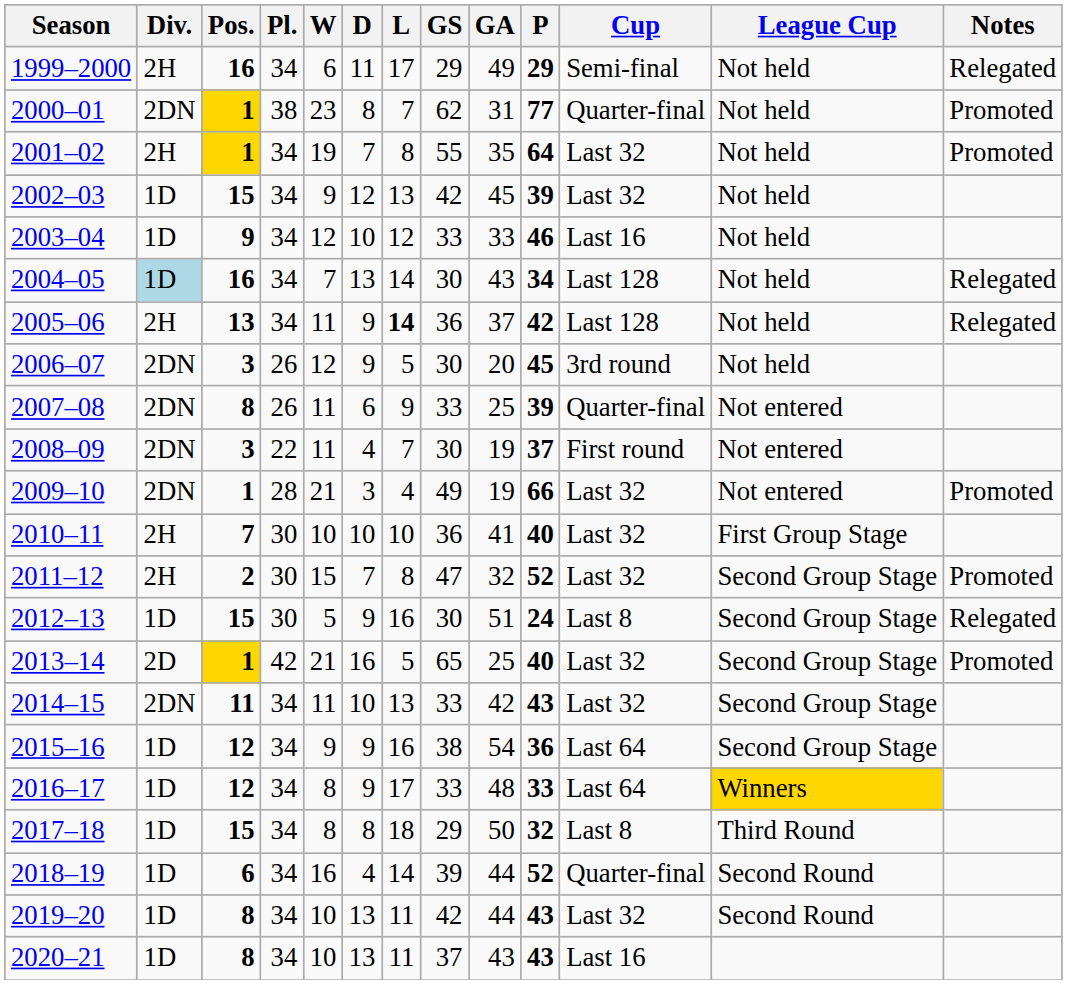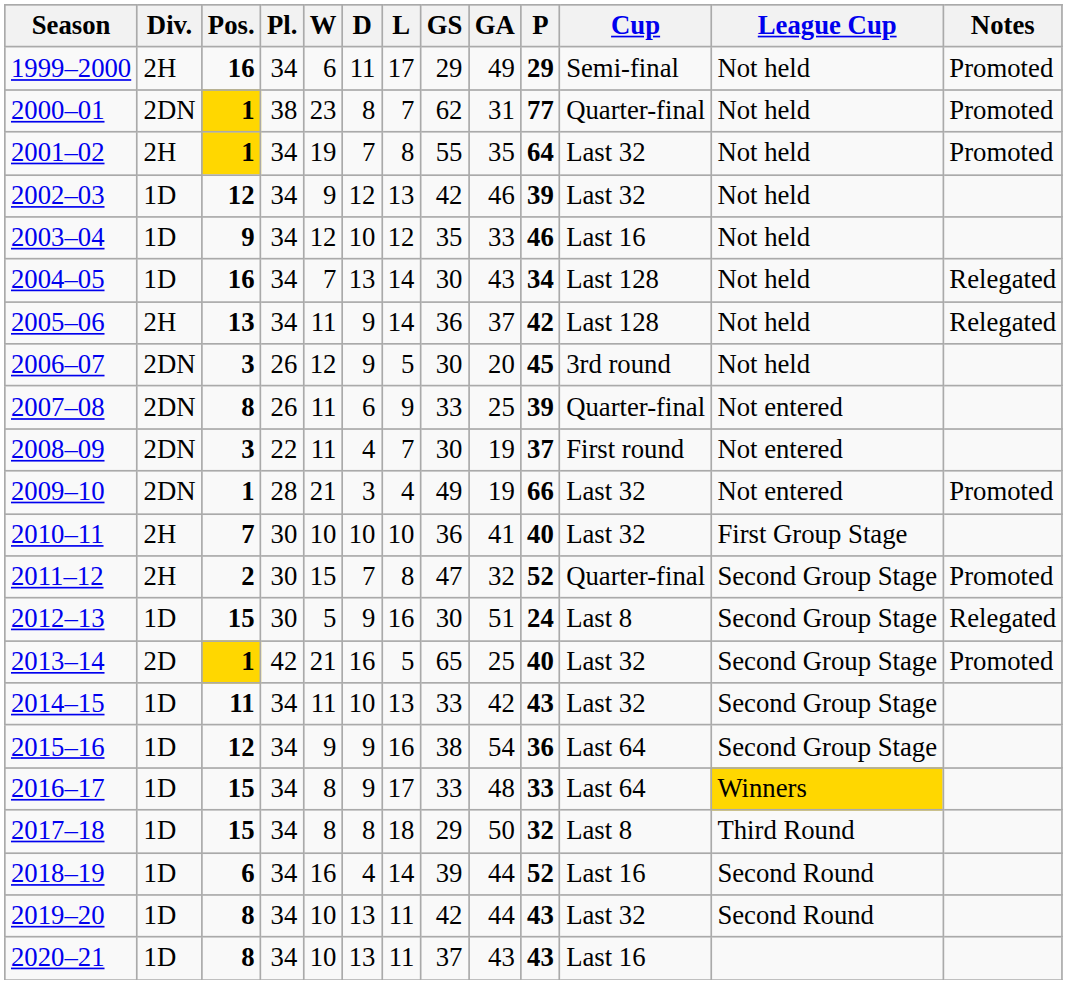(1003, 68) Relegated -> (1001, 68) Promoted
(241, 195) 15 -> (241, 195) 12
(501, 195) 45 -> (501, 195) 46
(449, 237) 33 -> (449, 237) 35
(160, 279) lightblue background -> (160, 279) no background
(401, 322) bold -> (401, 322) normal
(606, 576) Last 32 -> (636, 576) Quarter-final
(170, 703) 2DN -> (160, 703) 1D
(241, 788) 12 -> (241, 788) 15
(636, 873) Quarter-final -> (606, 873) Last 16
